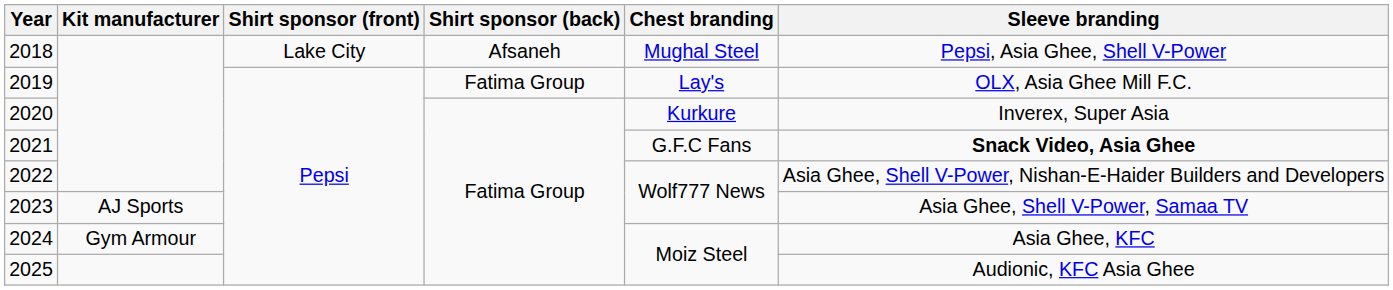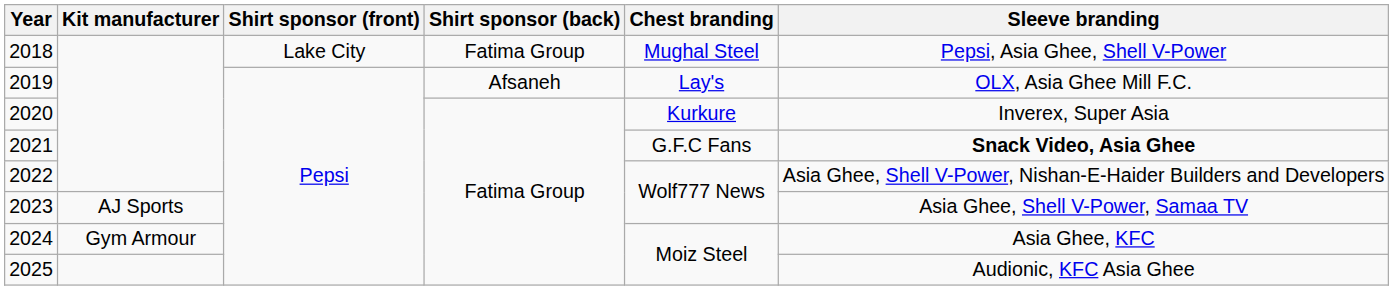(525, 51) Afsaneh -> (525, 51) Fatima Group
(525, 82) Fatima Group -> (525, 82) Afsaneh
